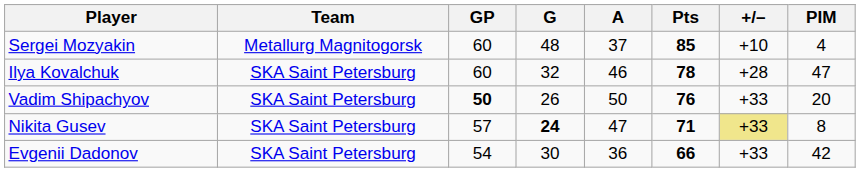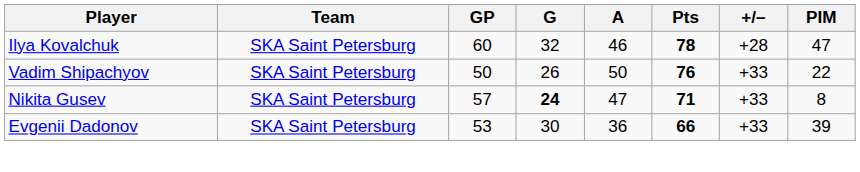- row: (72, 45)
(482, 99) bold -> (482, 72) normal
(821, 99) 20 -> (821, 72) 22
(753, 126) khaki background -> (753, 99) no background
(482, 153) 54 -> (482, 126) 53
(821, 153) 42 -> (821, 126) 39
